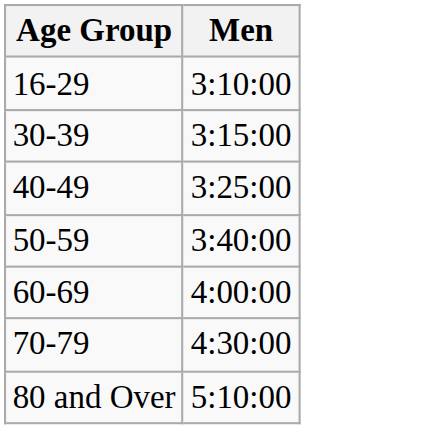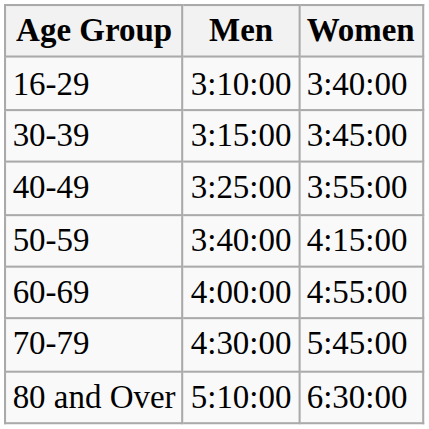+ column: (361, 30)
